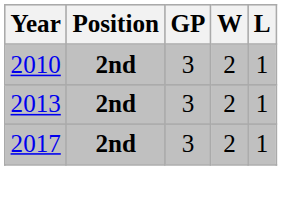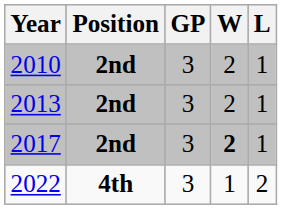(230, 143) normal -> (230, 143) bold
+ row: (36, 183)
